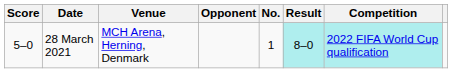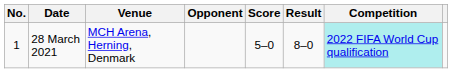columns swapped: (271, 13) <-> (23, 13)
(304, 45) paleturquoise background -> (304, 45) no background
